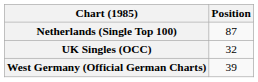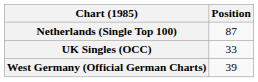(231, 49) 32 -> (231, 49) 33
